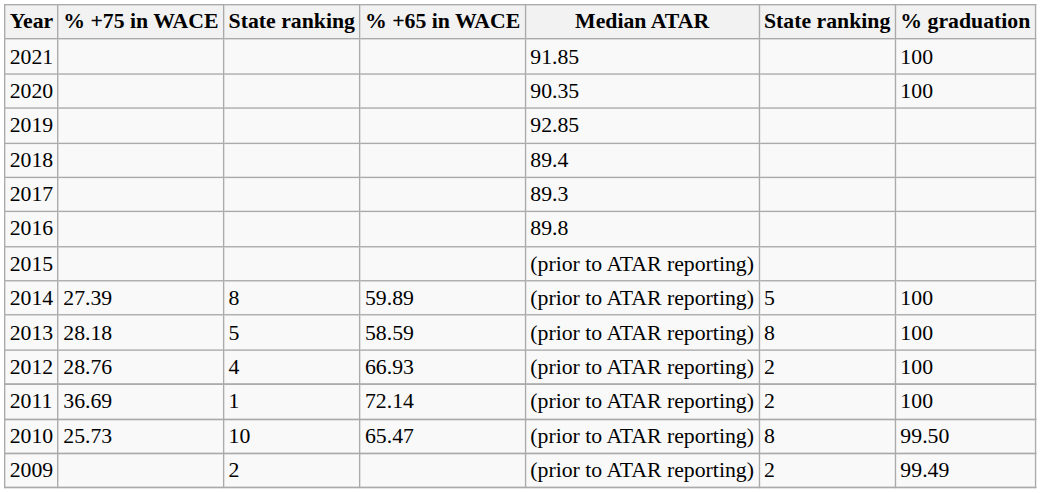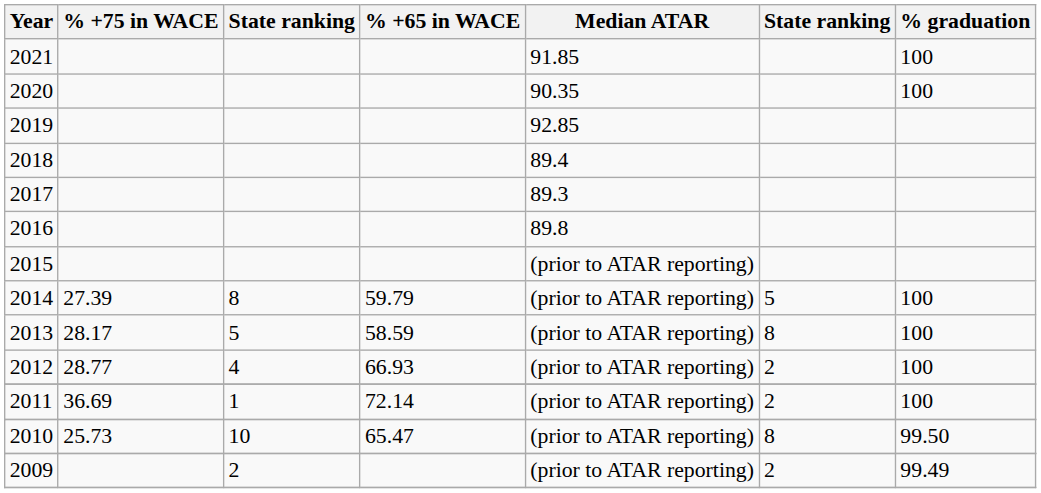(389, 297) 59.89 -> (389, 297) 59.79
(88, 332) 28.18 -> (88, 332) 28.17
(88, 366) 28.76 -> (88, 366) 28.77
